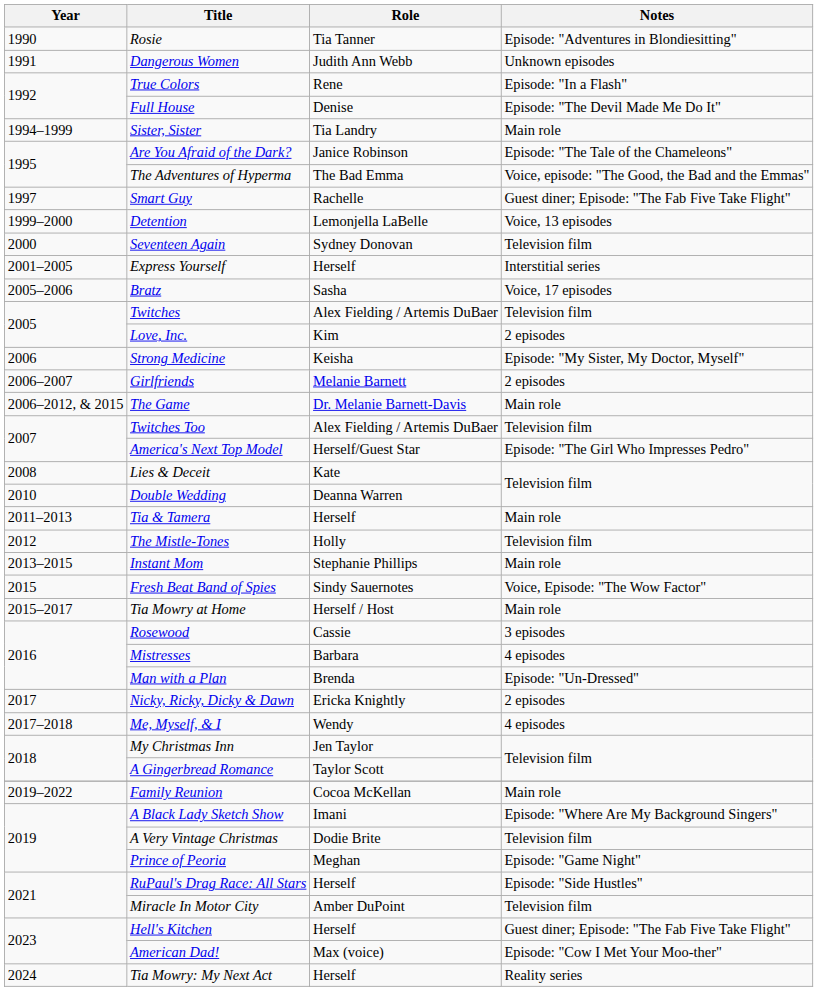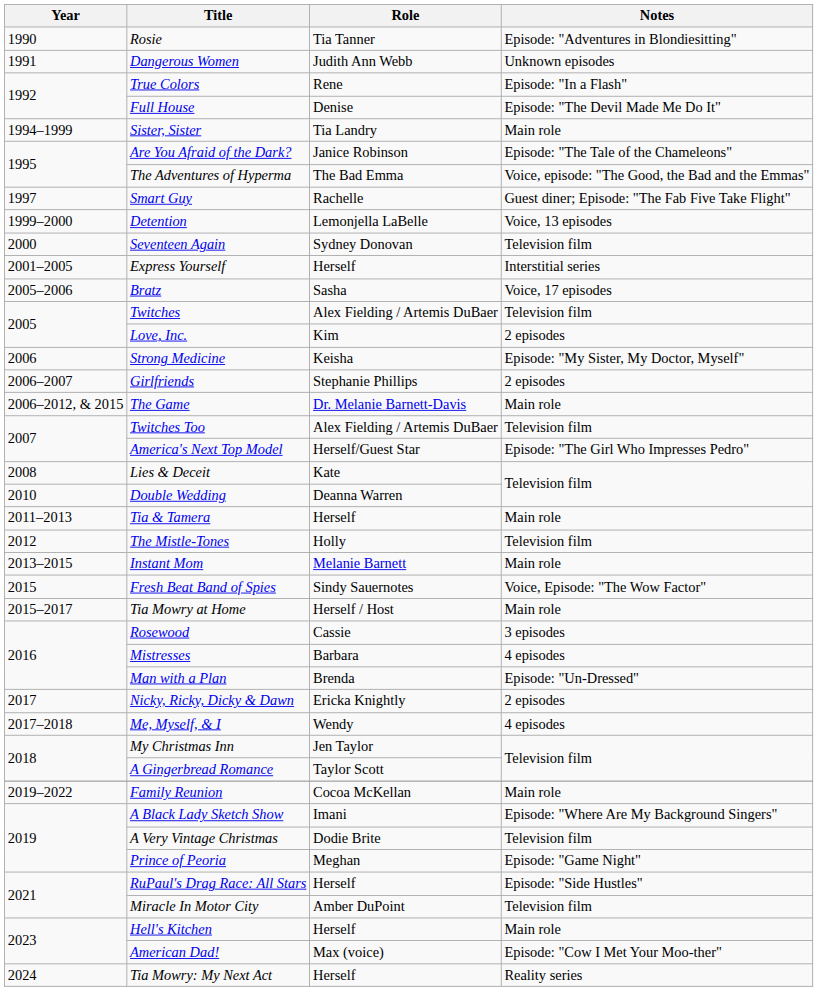(360, 381) Melanie Barnett -> (365, 381) Stephanie Phillips
(365, 564) Stephanie Phillips -> (360, 564) Melanie Barnett
(647, 929) Guest diner; Episode: "The Fab Five Take Flight" -> (533, 929) Main role
